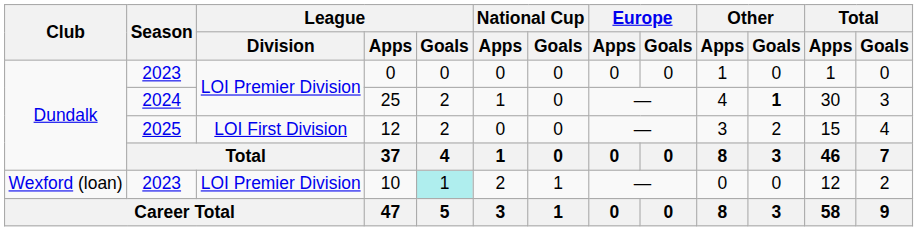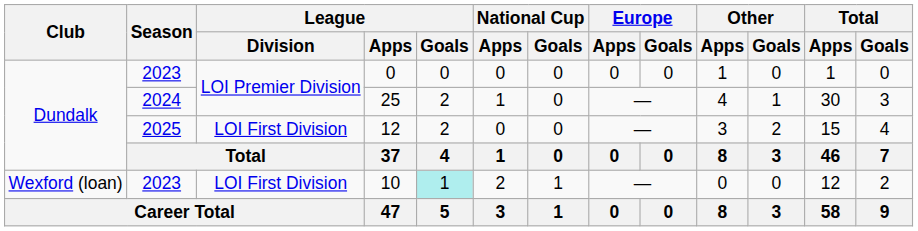(776, 101) bold -> (776, 101) normal
(281, 184) LOI Premier Division -> (281, 184) LOI First Division
